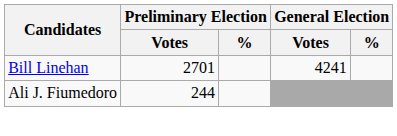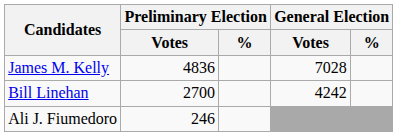+ row: (59, 67)
(199, 67) 2701 -> (199, 93) 2700
(331, 67) 4241 -> (331, 93) 4242
(203, 93) 244 -> (203, 118) 246
